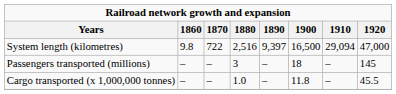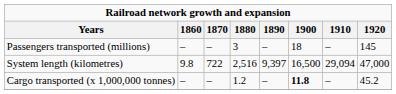rows swapped: (65, 47) <-> (78, 64)
(240, 81) 1.0 -> (240, 81) 1.2
(300, 81) normal -> (300, 81) bold
(369, 81) 45.5 -> (369, 81) 45.2
